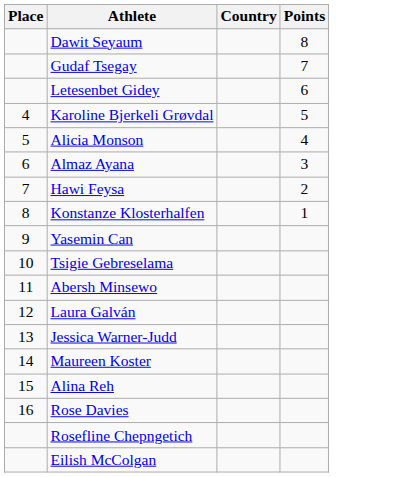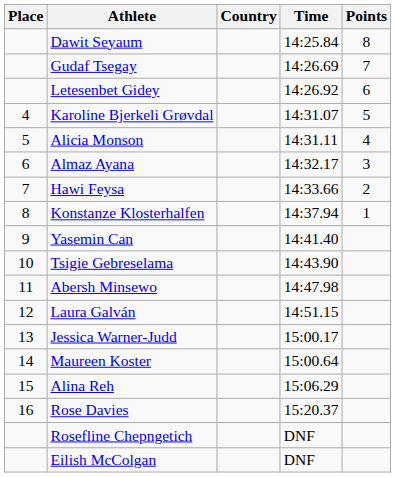+ column: (311, 16)
